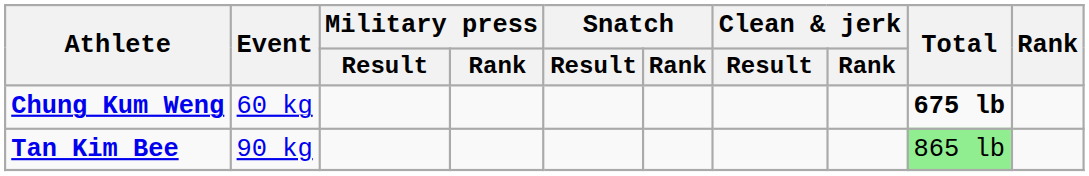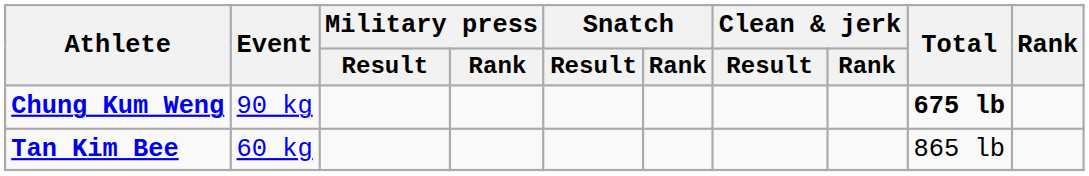(275, 107) 60 kg -> (275, 107) 90 kg
(275, 149) 90 kg -> (275, 149) 60 kg
(959, 149) lightgreen background -> (959, 149) no background
